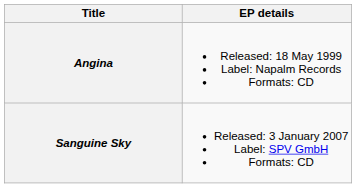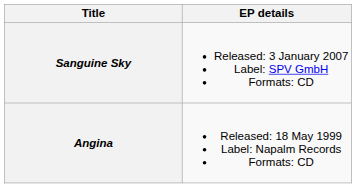rows swapped: (93, 62) <-> (93, 143)
